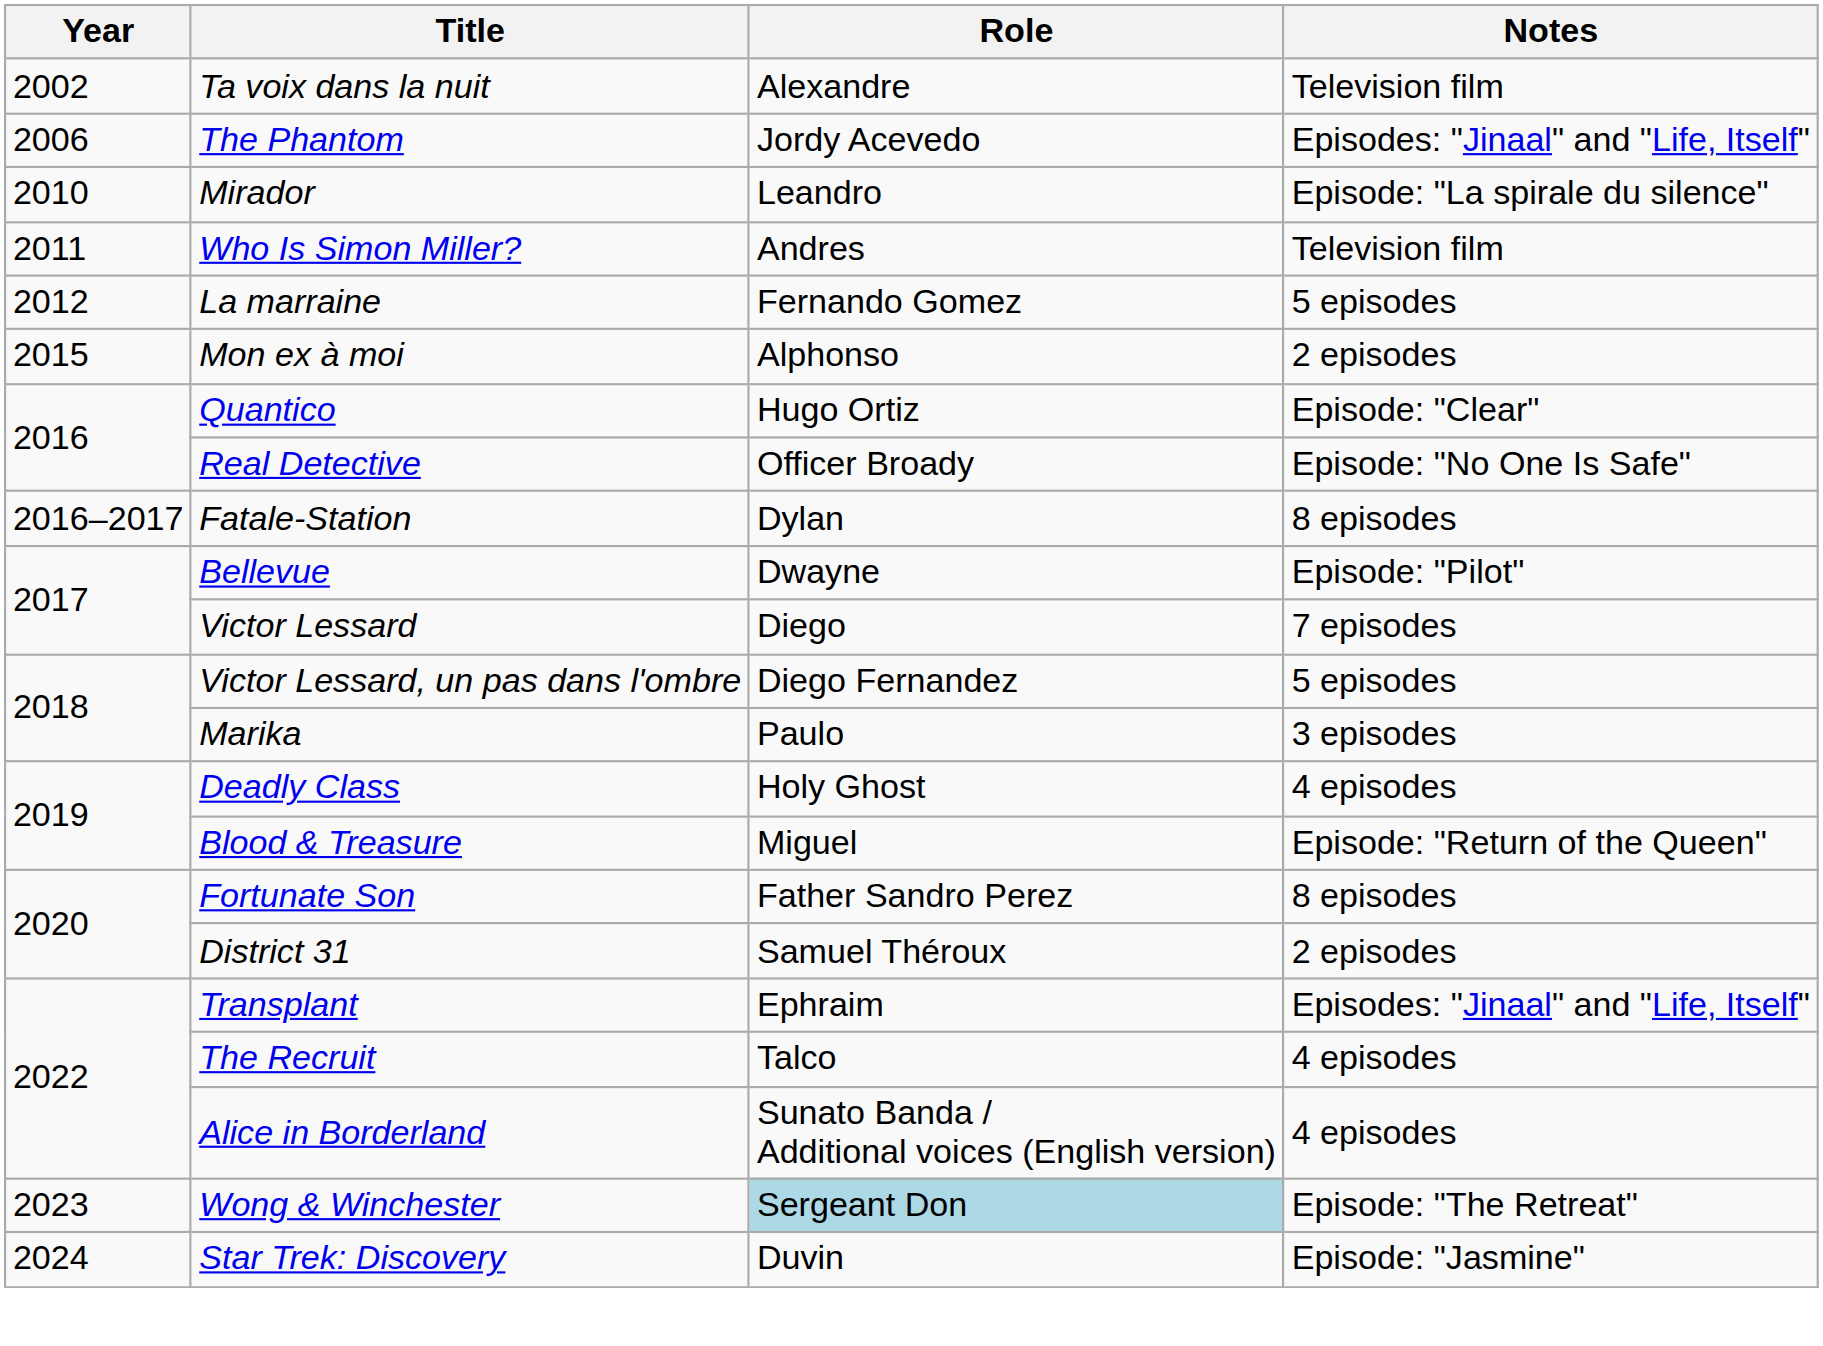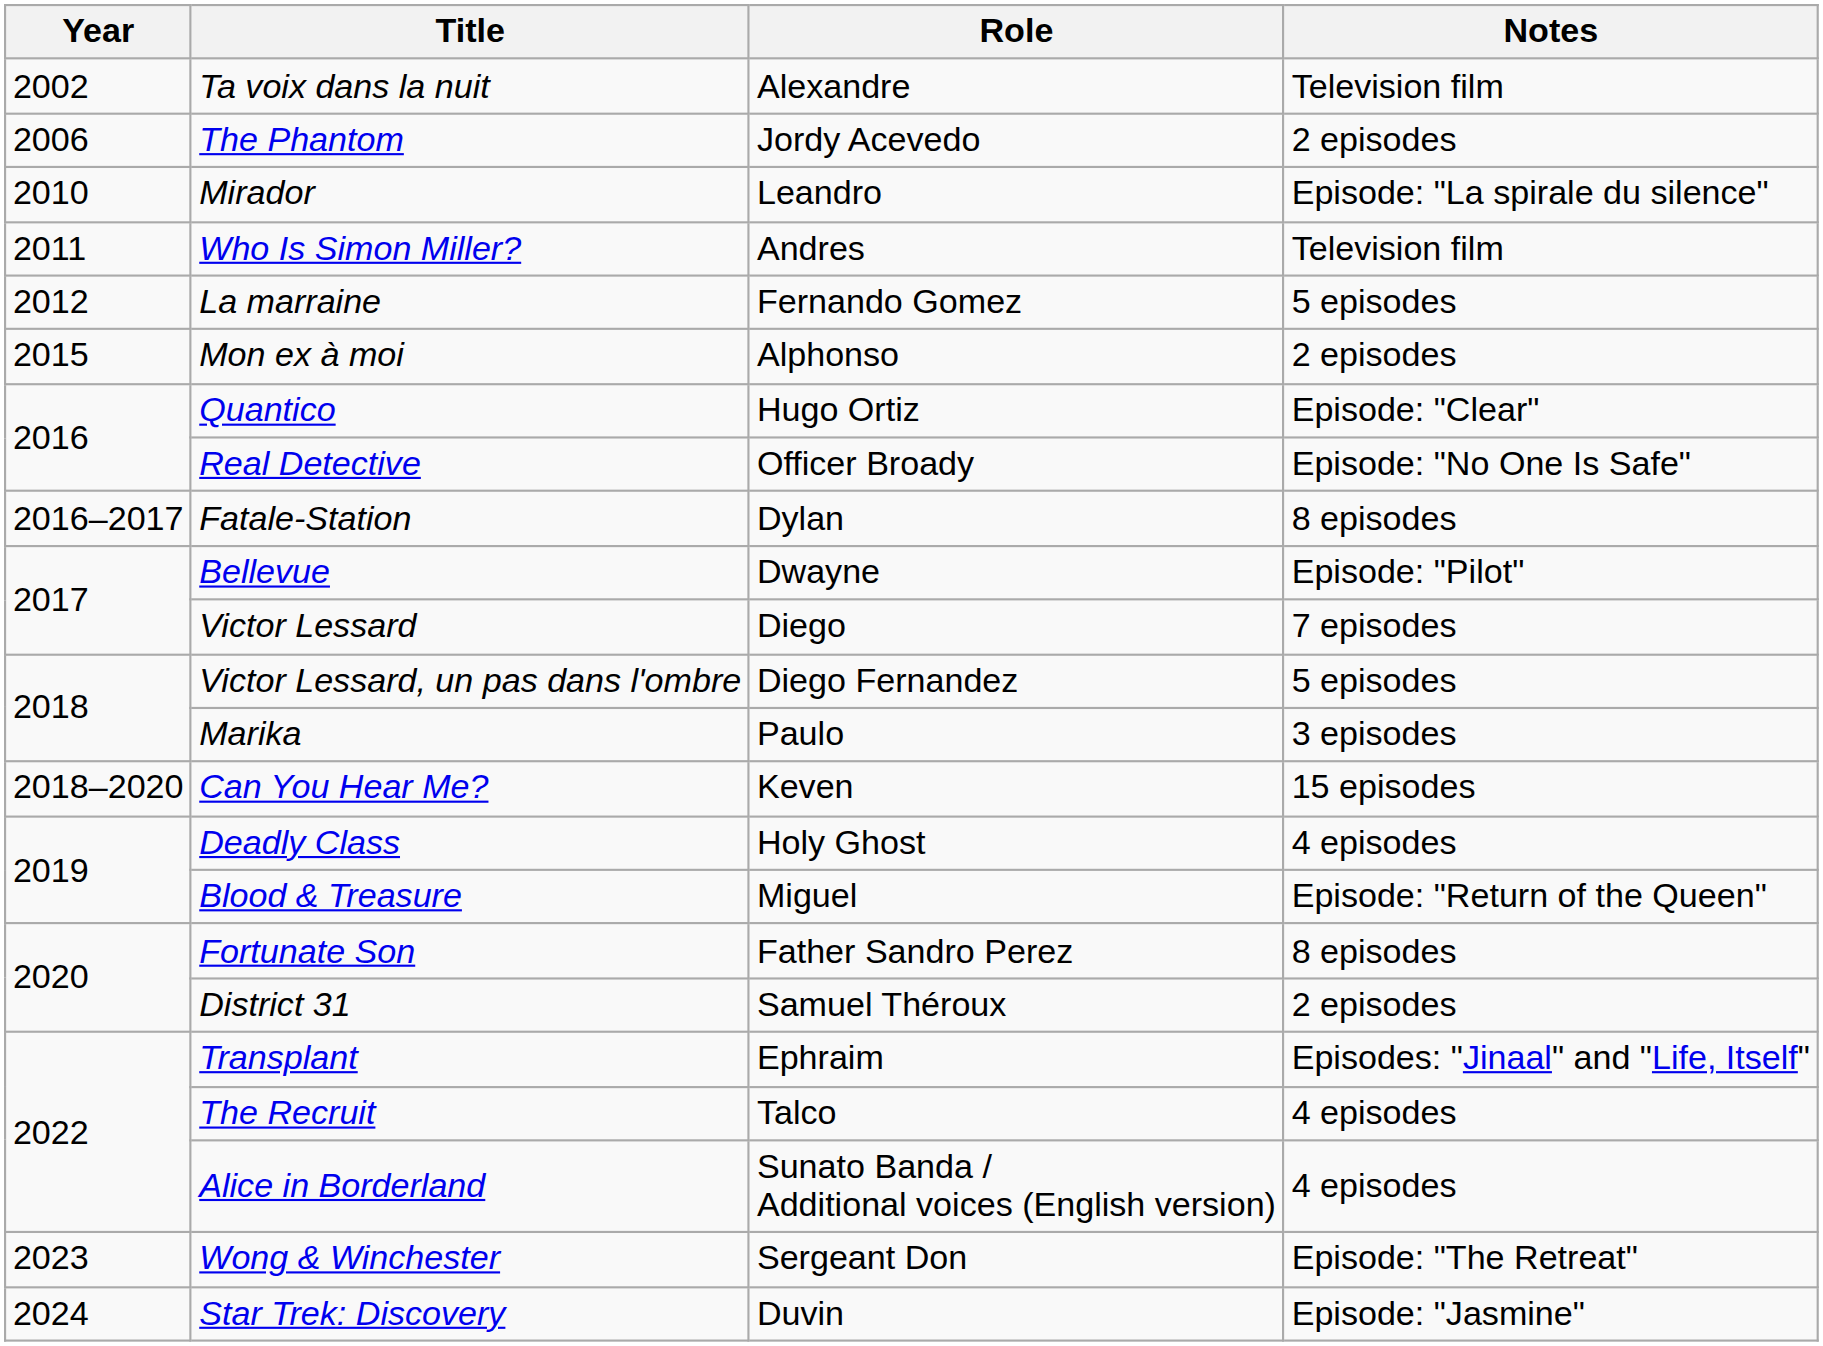(1551, 139) Episodes: "Jinaal" and "Life, Itself" -> (1374, 139) 2 episodes
+ row: (344, 788)
(862, 1204) lightblue background -> (862, 1258) no background
